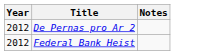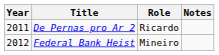+ column: (159, 12)
(18, 27) 2012 -> (18, 27) 2011
